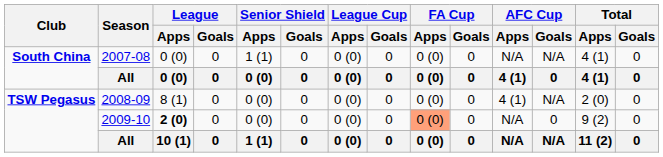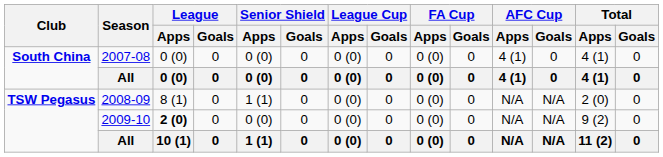(259, 57) 1 (1) -> (259, 57) 0 (0)
(512, 57) N/A -> (512, 57) 4 (1)
(554, 57) N/A -> (554, 57) 0
(259, 99) 0 (0) -> (259, 99) 1 (1)
(512, 99) 4 (1) -> (512, 99) N/A
(430, 120) lightsalmon background -> (430, 120) no background
(554, 120) 0 -> (554, 120) N/A
